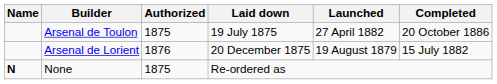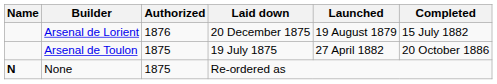rows swapped: (92, 50) <-> (91, 32)
